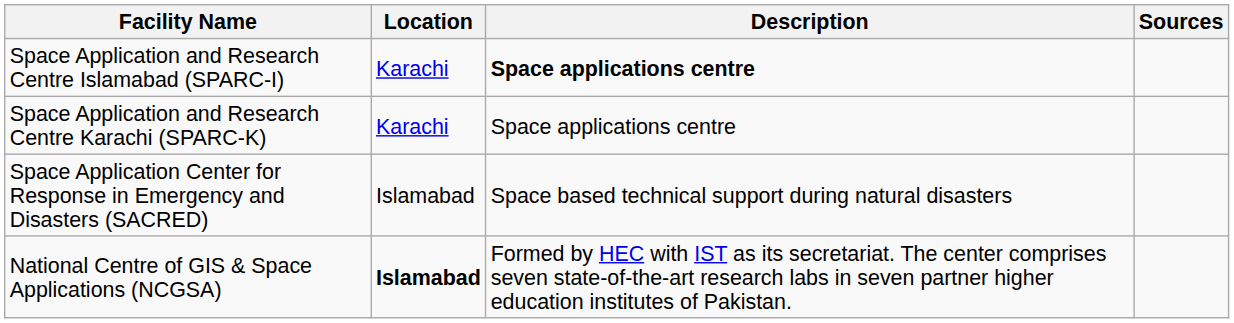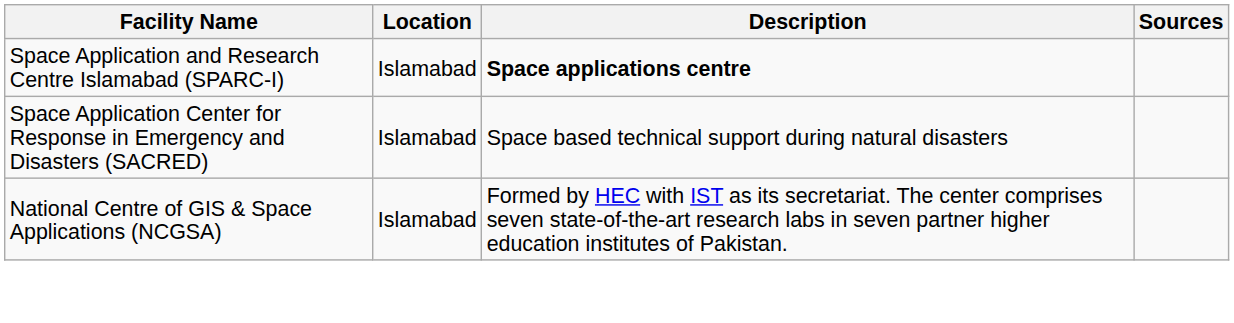(412, 68) Karachi -> (427, 68) Islamabad
- row: (164, 126)
(428, 277) bold -> (427, 220) normal
